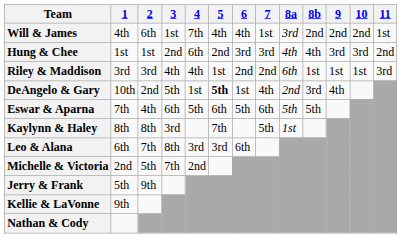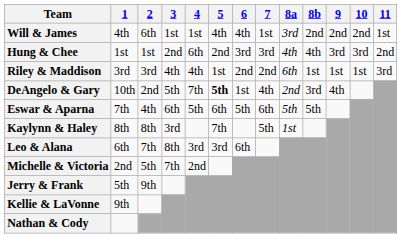(196, 33) 7th -> (195, 33) 1st
(195, 90) 1st -> (196, 90) 7th
